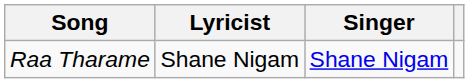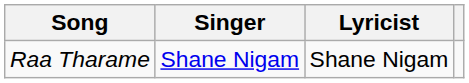columns swapped: (379, 22) <-> (230, 22)
